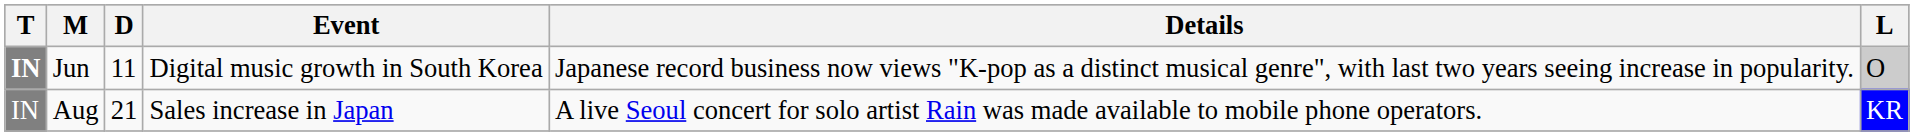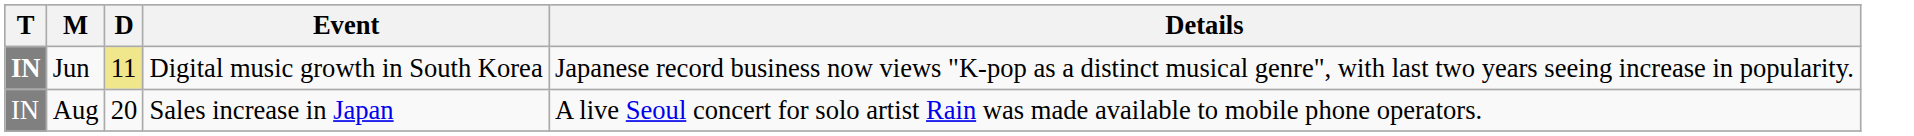- column: (1885, 25)
(123, 67) no background -> (123, 67) khaki background
(124, 109) 21 -> (124, 109) 20
